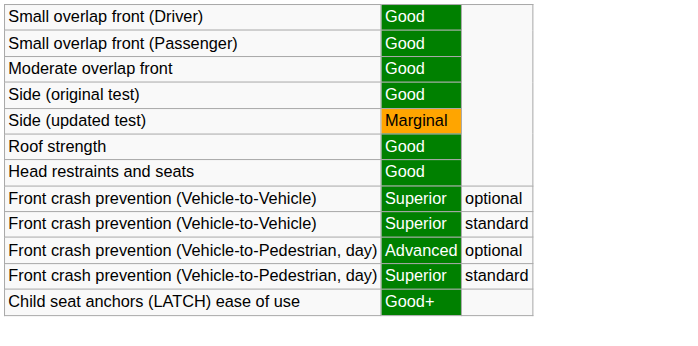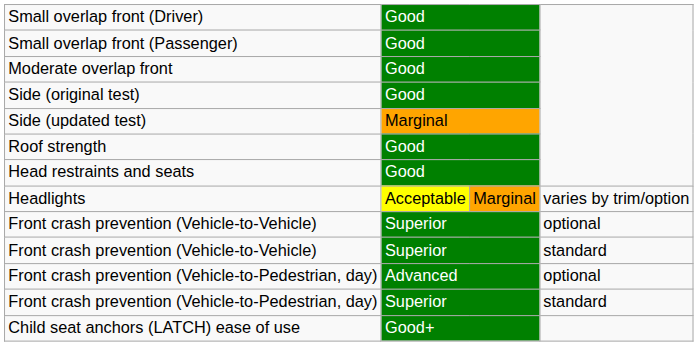+ row: (47, 198)
